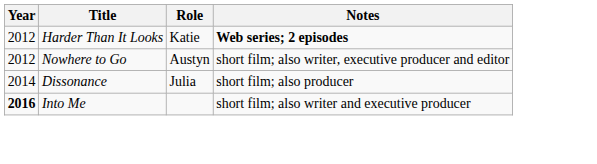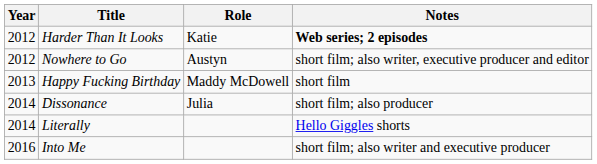+ row: (111, 81)
+ row: (66, 125)
(22, 103) bold -> (22, 147) normal
